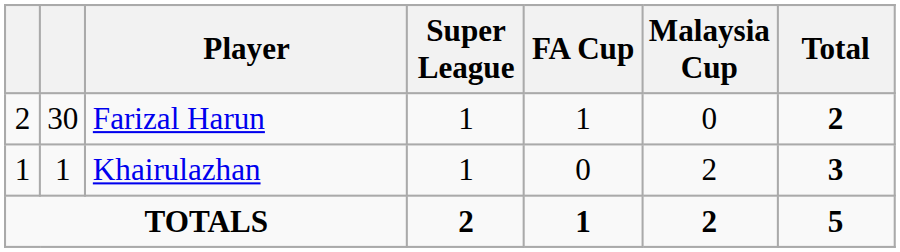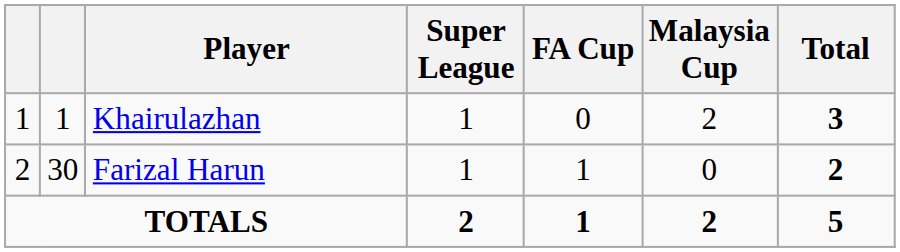rows swapped: (177, 170) <-> (179, 118)
